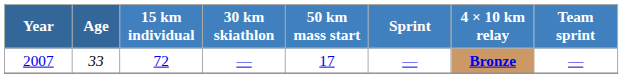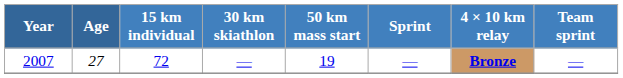(96, 60) 33 -> (96, 60) 27
(327, 60) 17 -> (327, 60) 19
